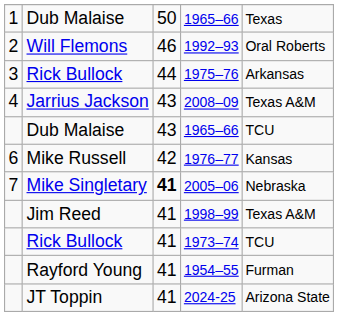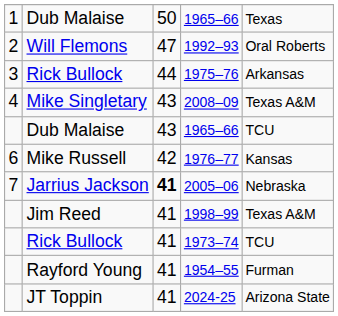(167, 46) 46 -> (167, 46) 47
(88, 102) Jarrius Jackson -> (87, 102) Mike Singletary
(87, 185) Mike Singletary -> (88, 185) Jarrius Jackson
